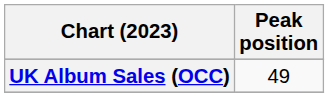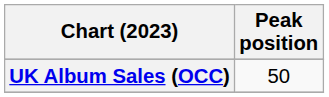(279, 75) 49 -> (279, 75) 50
